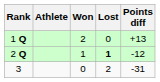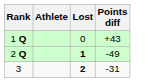- column: (83, 17)
(138, 38) +13 -> (113, 38) +43
(138, 54) -12 -> (113, 54) -49
(108, 69) normal -> (83, 69) bold
